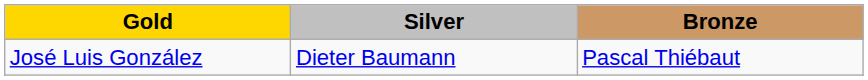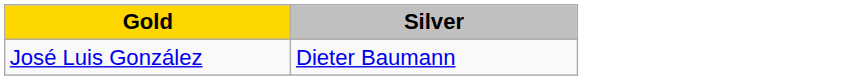- column: (720, 22)
